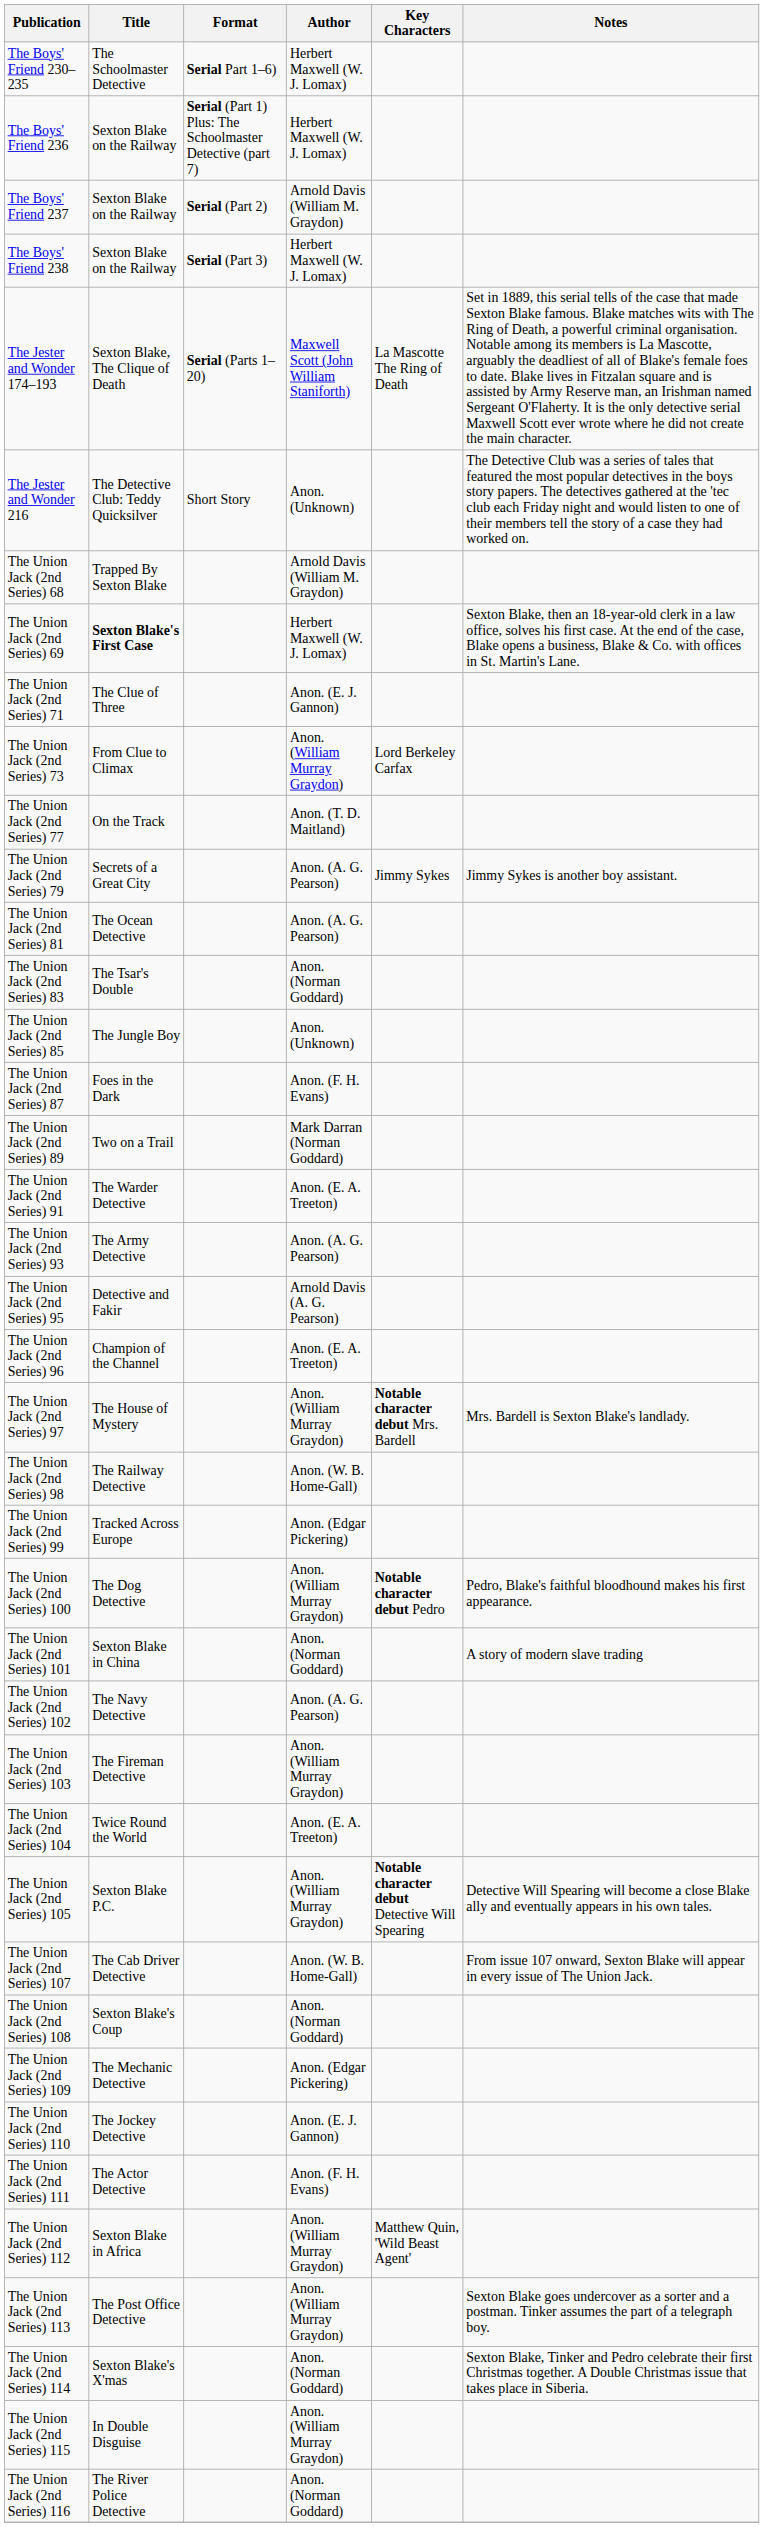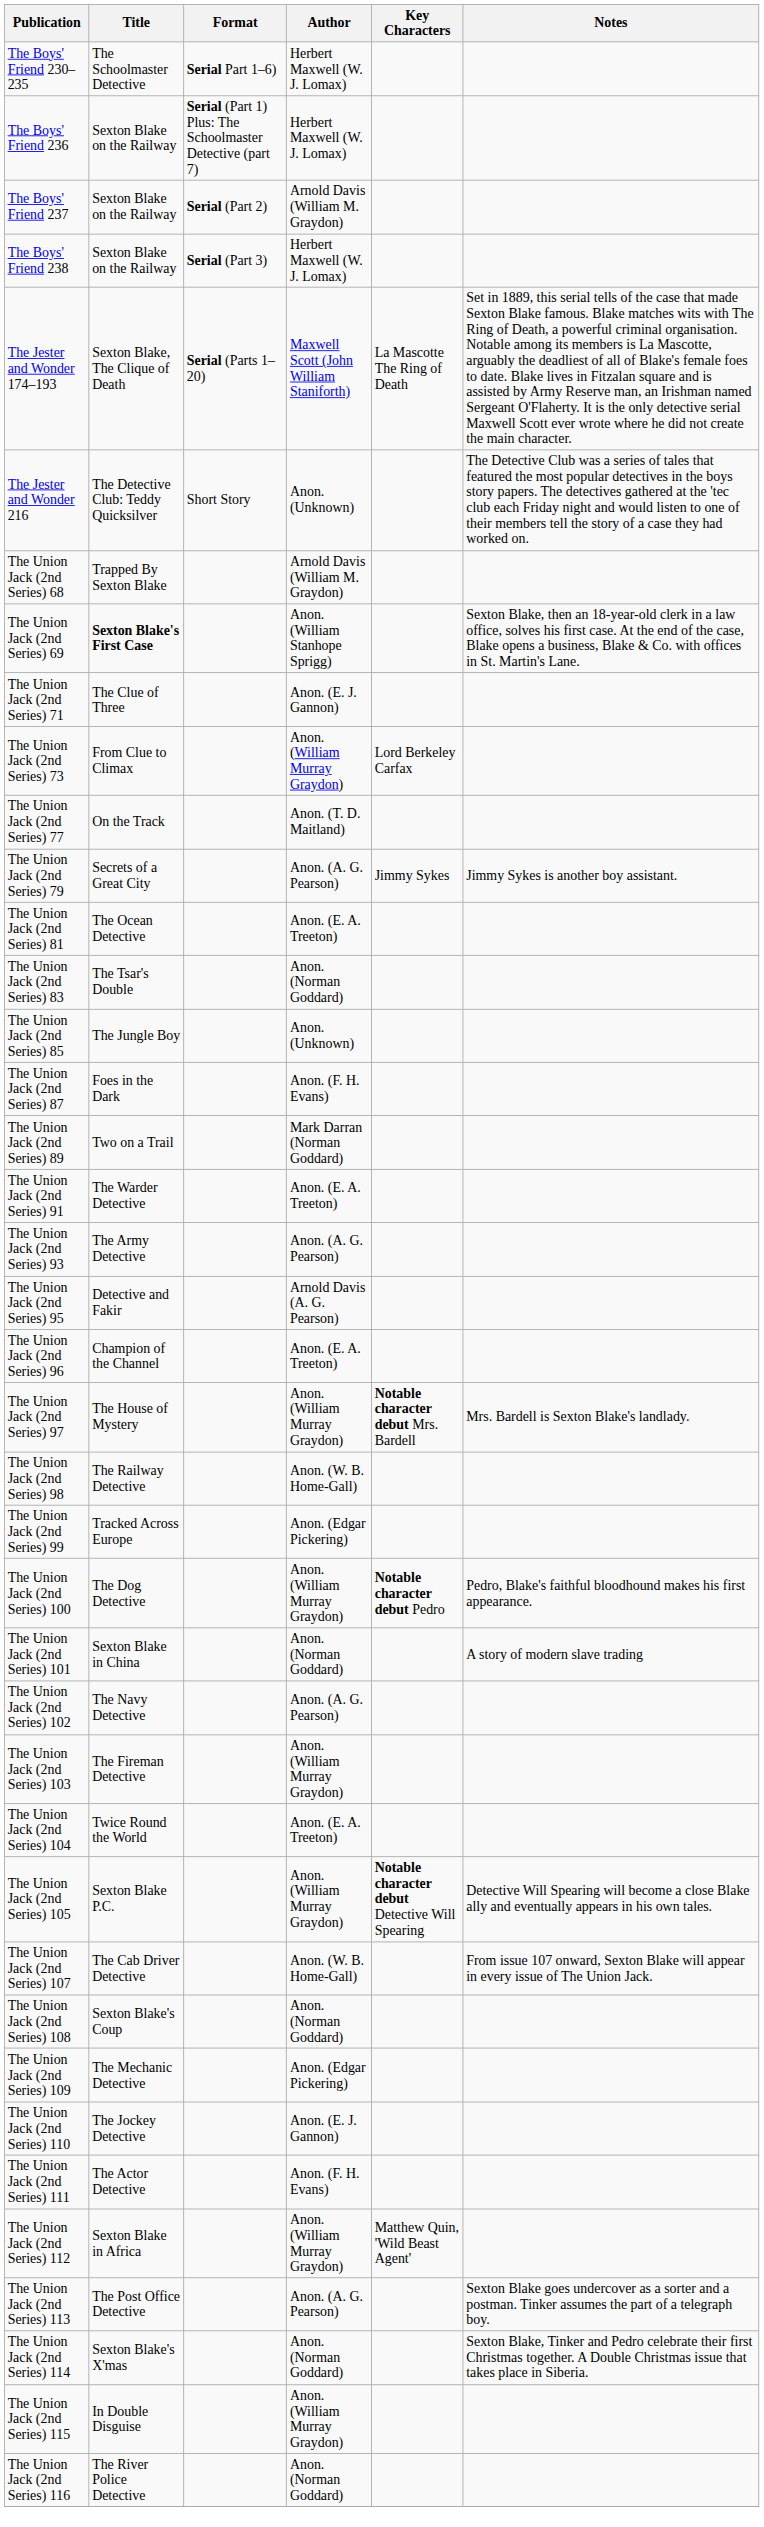(326, 638) Herbert Maxwell (W. J. Lomax) -> (316, 638) Anon. (William Stanhope Sprigg)
(326, 928) Anon. (A. G. Pearson) -> (325, 928) Anon. (E. A. Treeton)
(317, 2312) Anon. (William Murray Graydon) -> (326, 2304) Anon. (A. G. Pearson)
